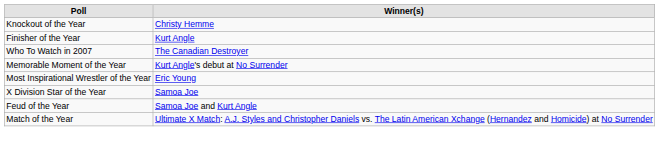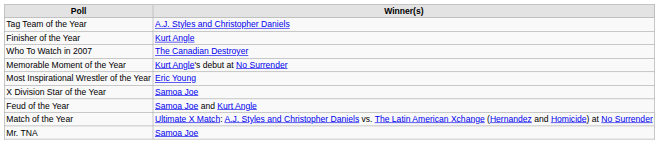+ row: (47, 24)
- row: (46, 24)
+ row: (22, 132)
